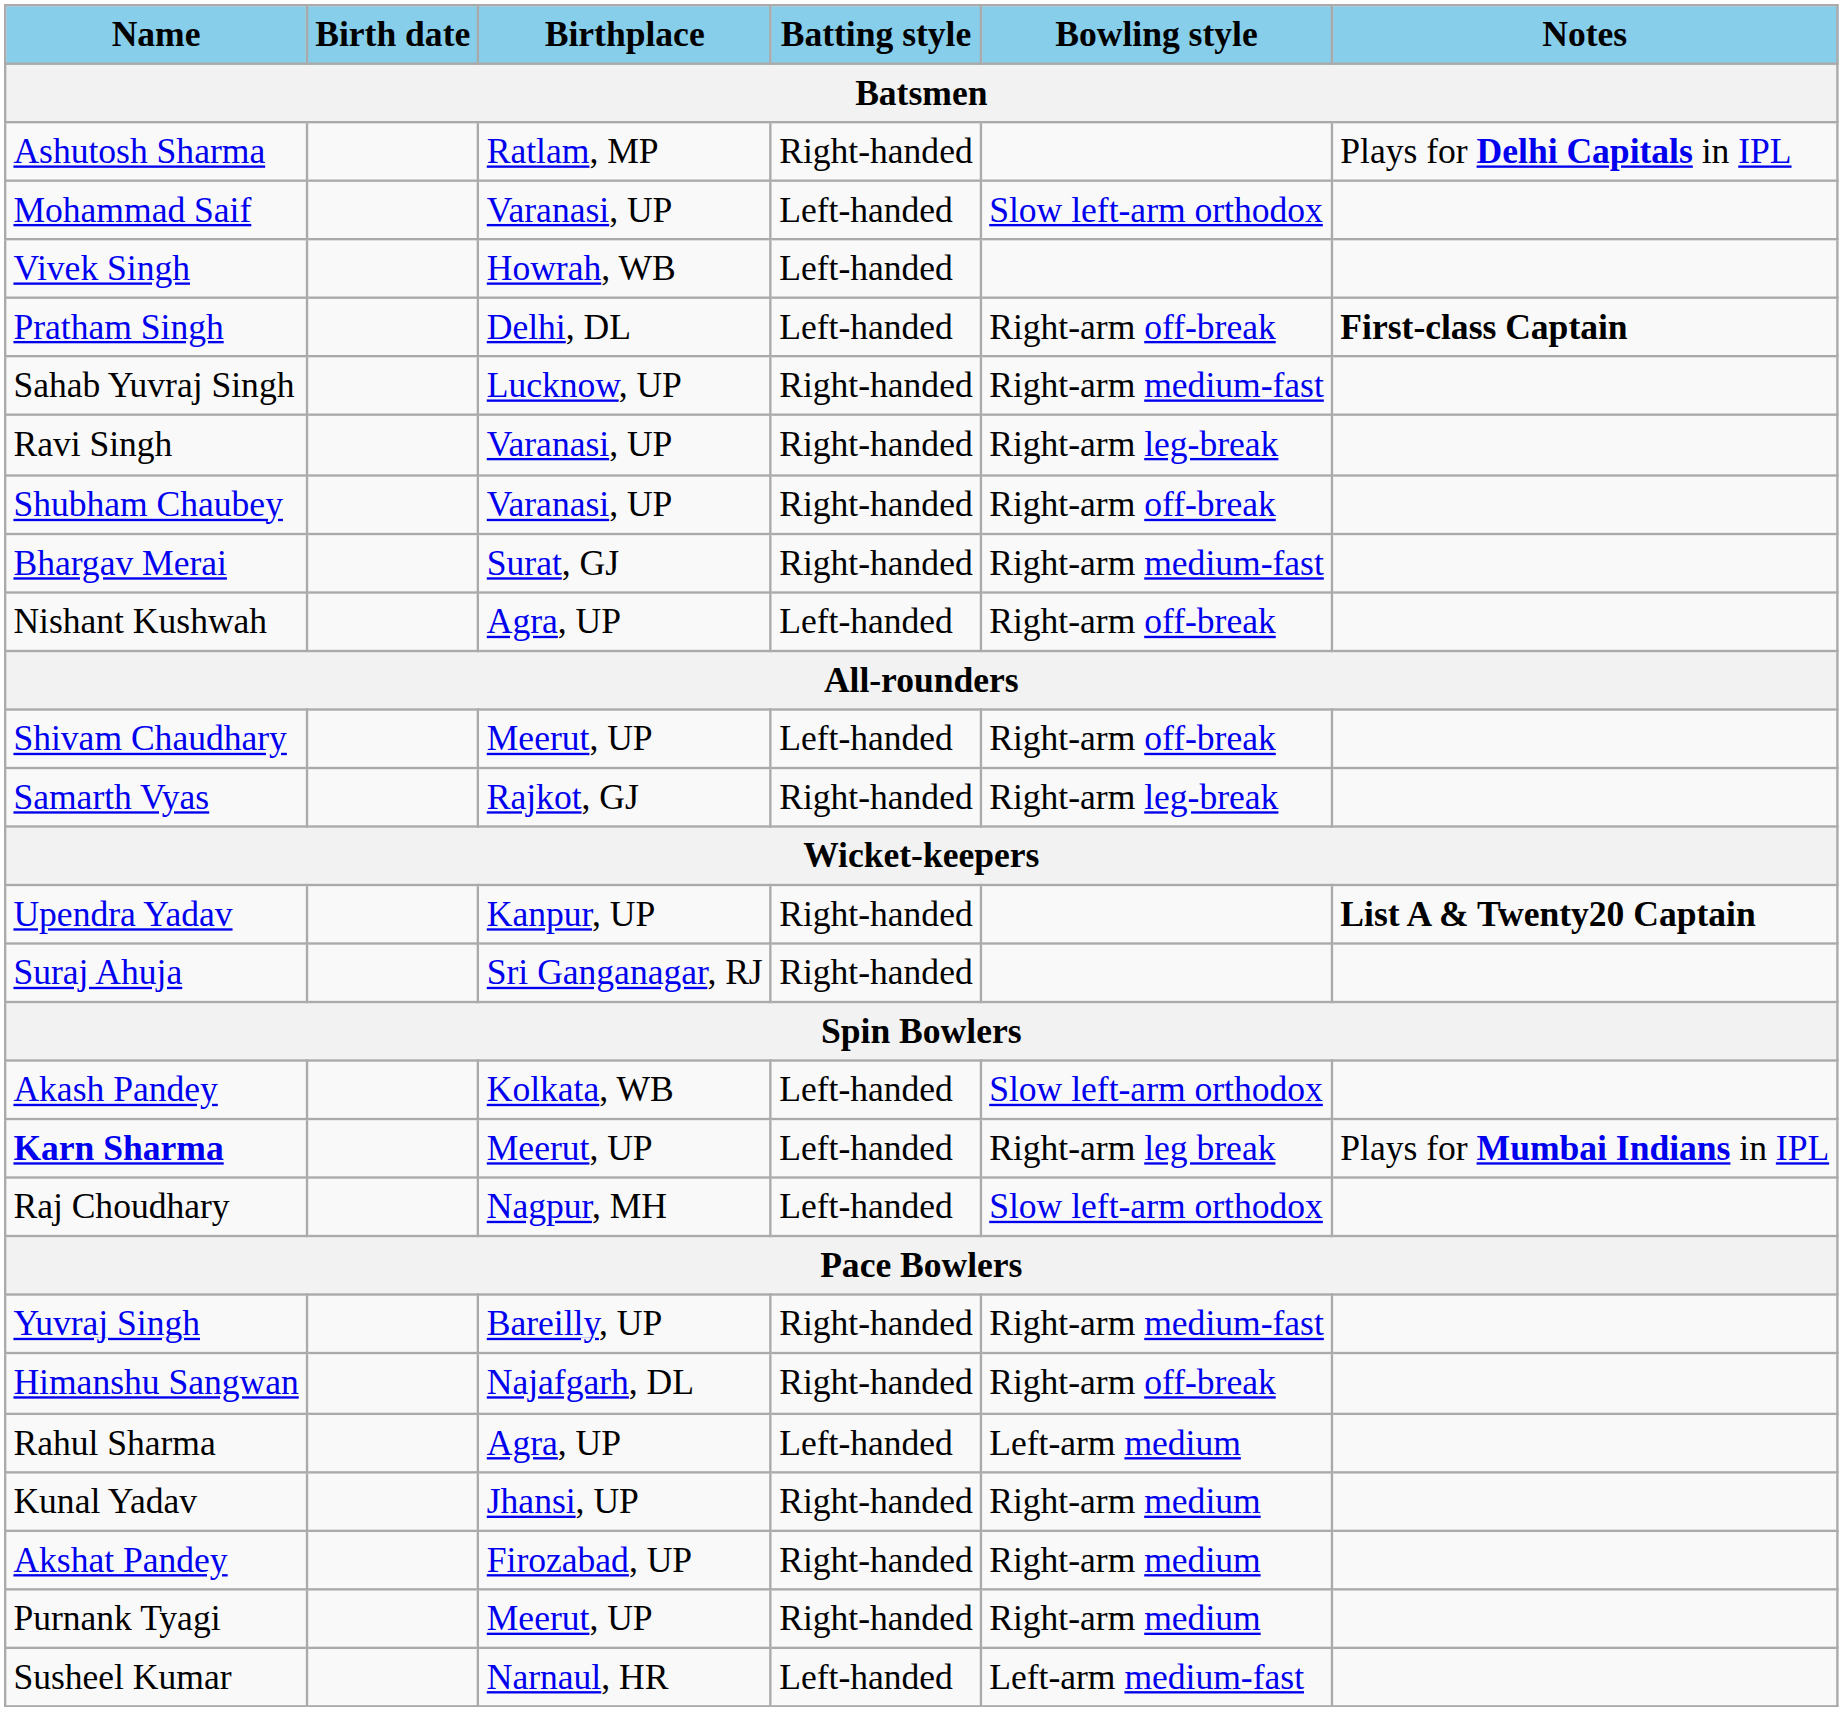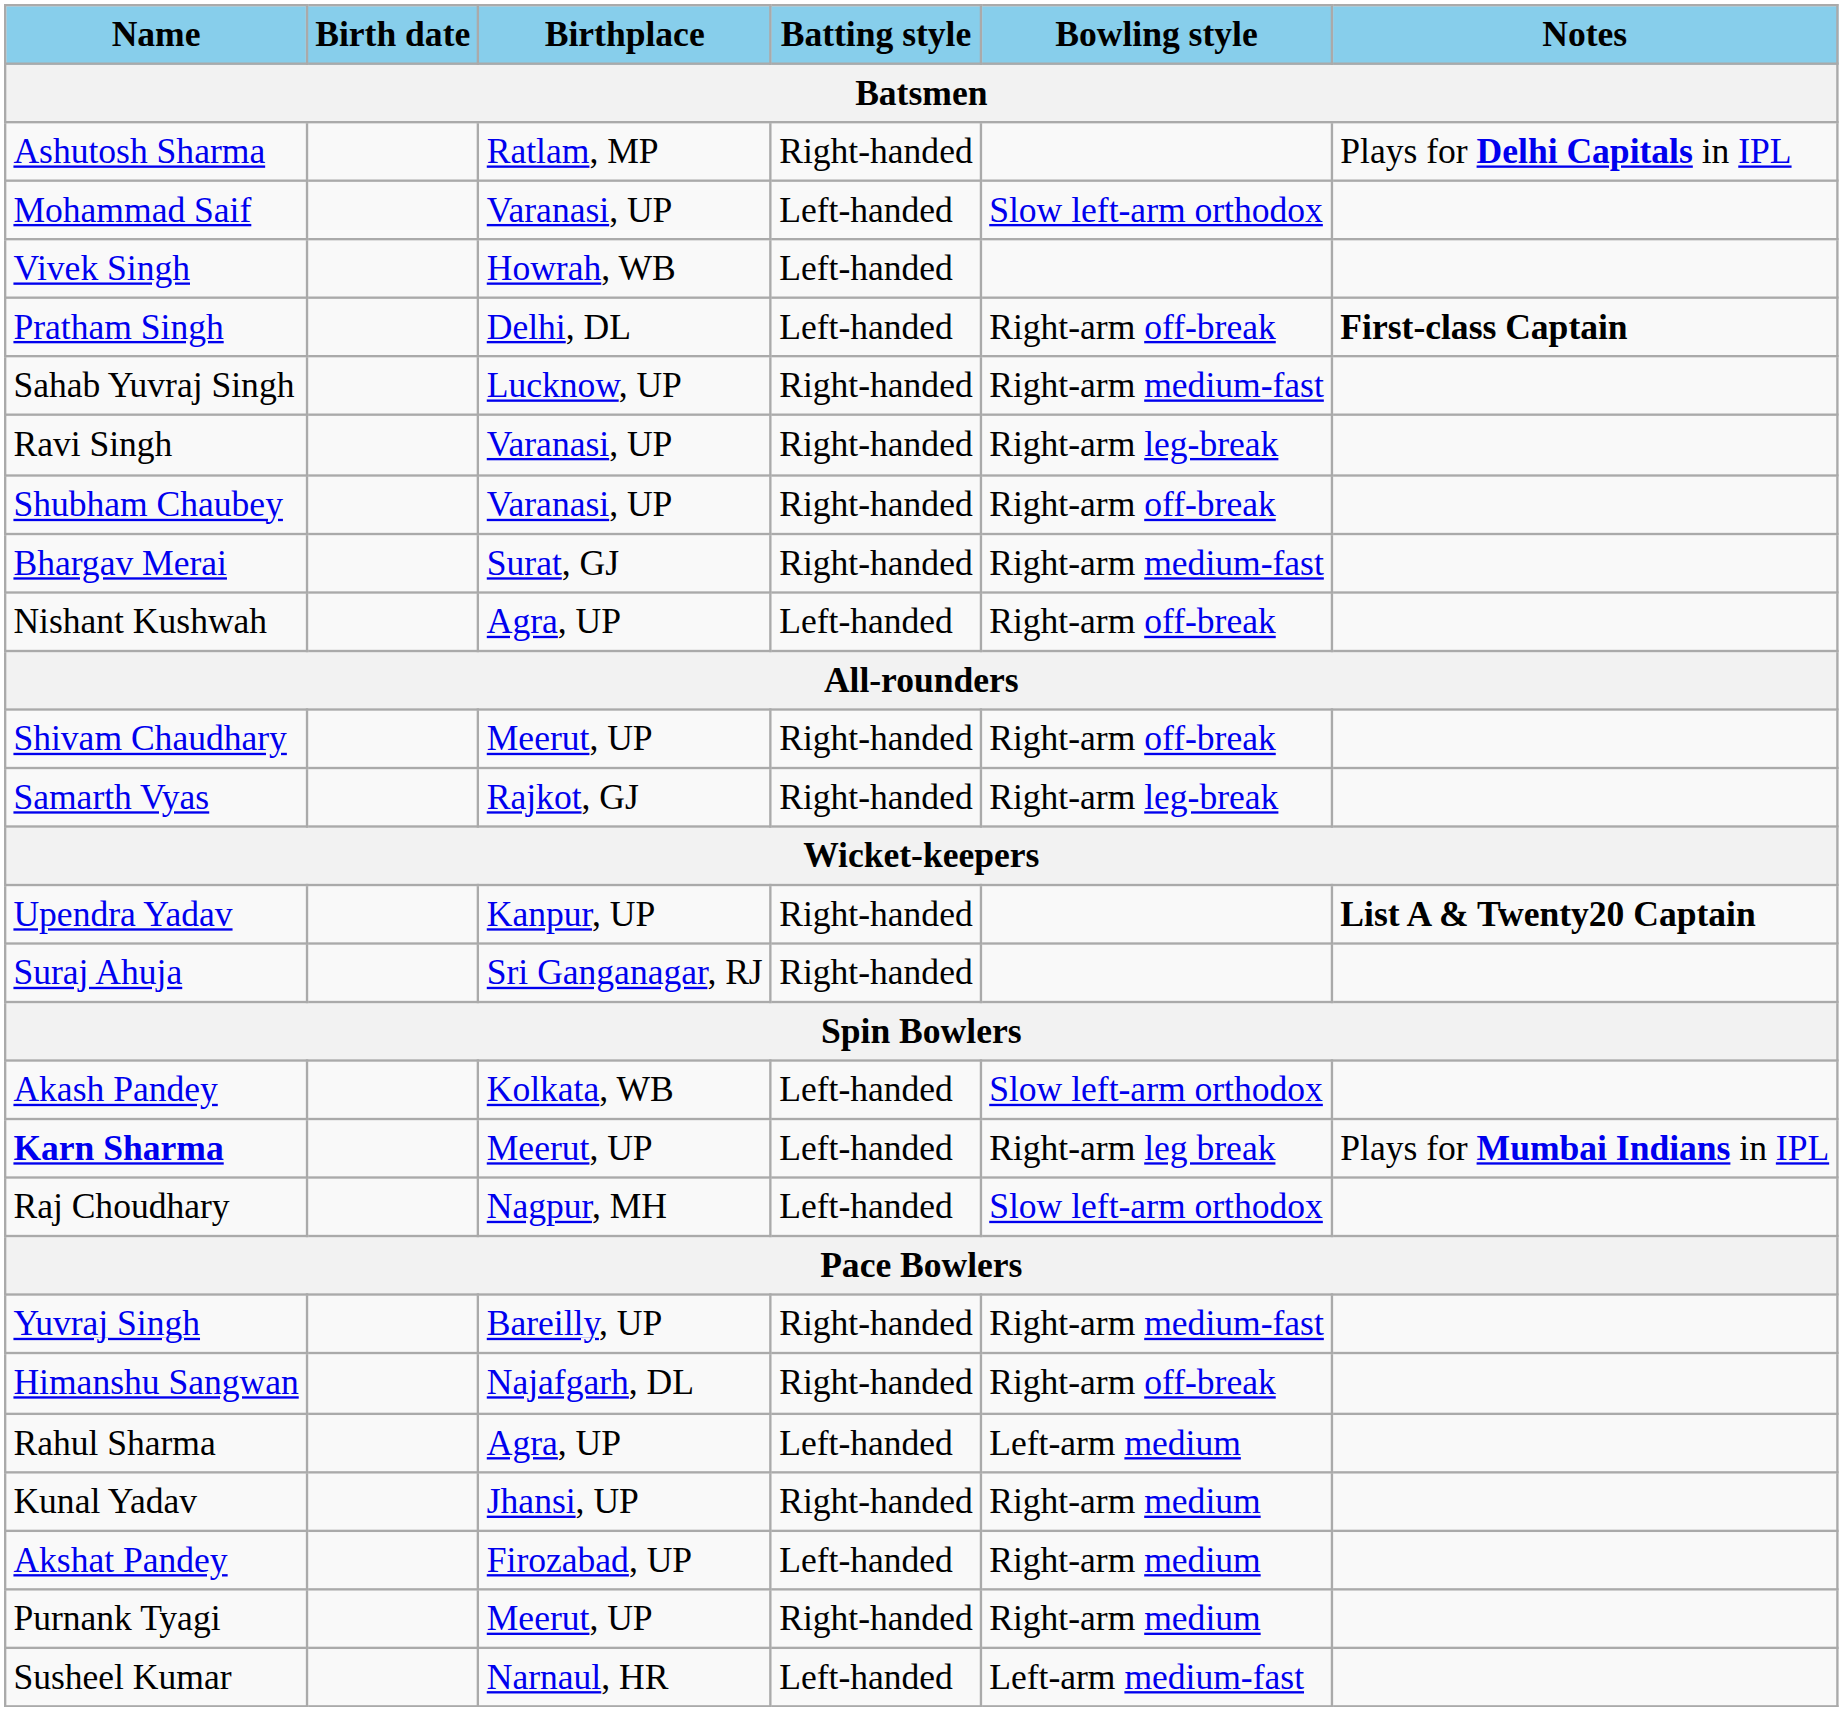(866, 737) Left-handed -> (876, 737) Right-handed
(876, 1558) Right-handed -> (866, 1558) Left-handed
